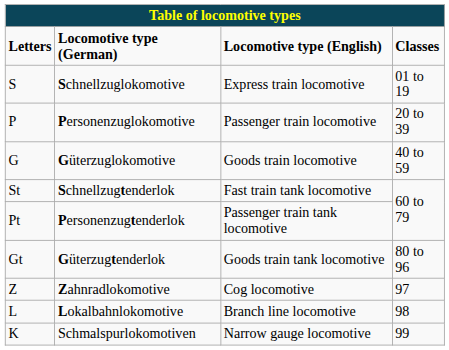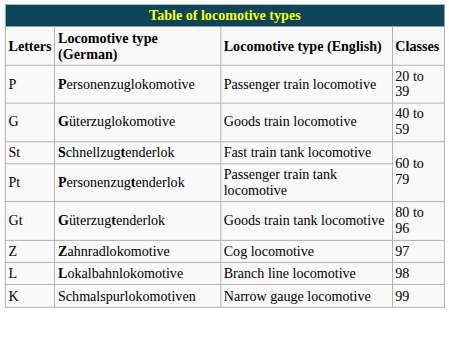- row: (121, 84)
